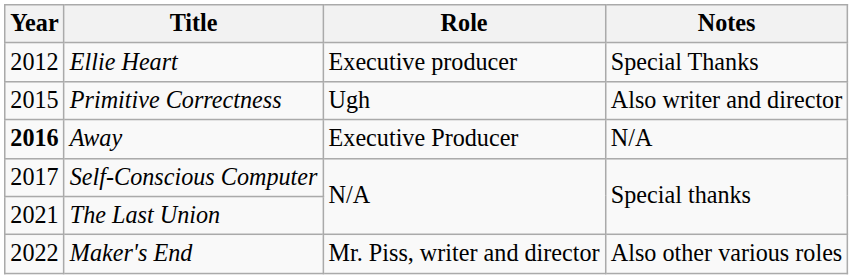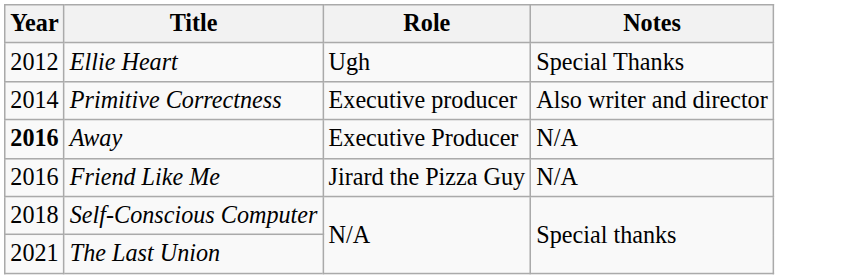(423, 61) Executive producer -> (349, 61) Ugh
(34, 100) 2015 -> (34, 100) 2014
(349, 100) Ugh -> (423, 100) Executive producer
+ row: (145, 176)
(34, 176) 2017 -> (34, 215) 2018
- row: (131, 253)
